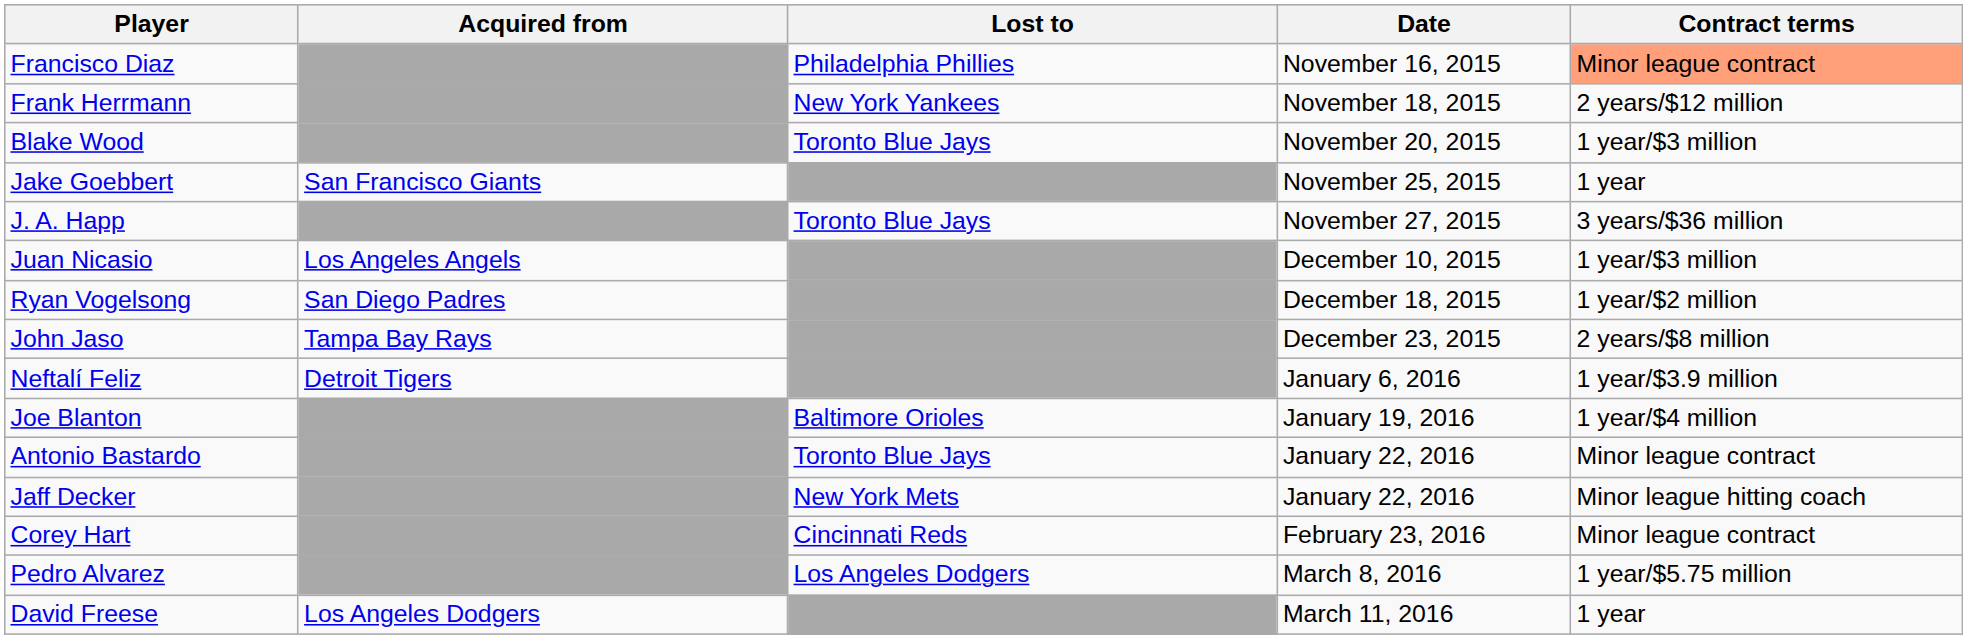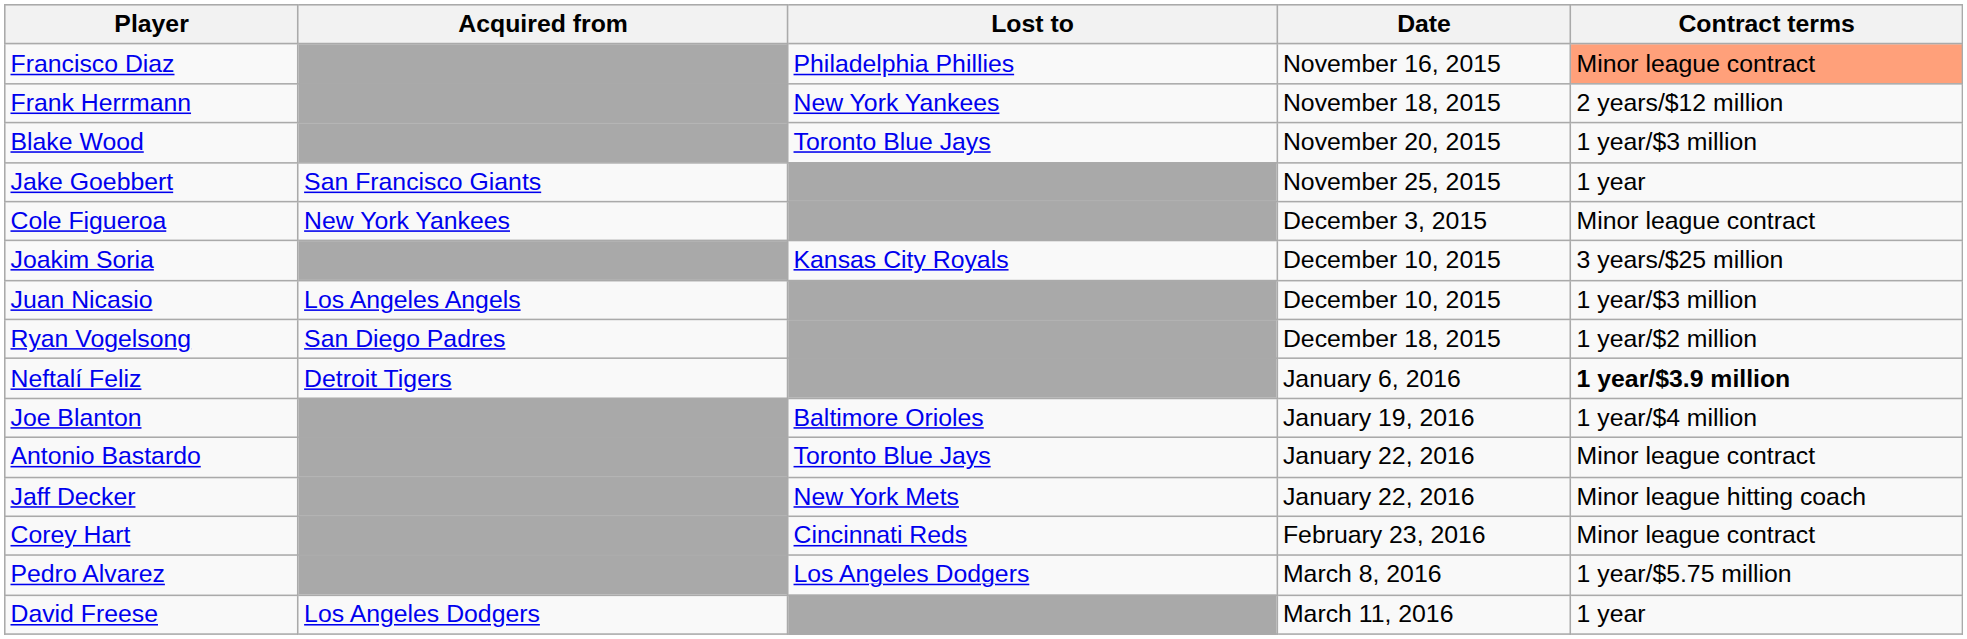- row: (68, 220)
+ row: (88, 220)
+ row: (82, 260)
- row: (67, 338)
(1677, 378) normal -> (1683, 378) bold
